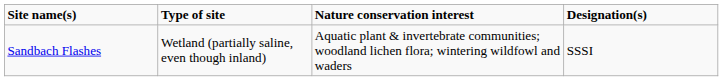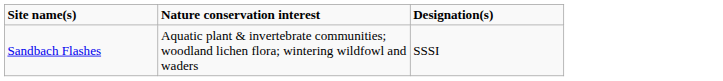- column: (193, 14)
